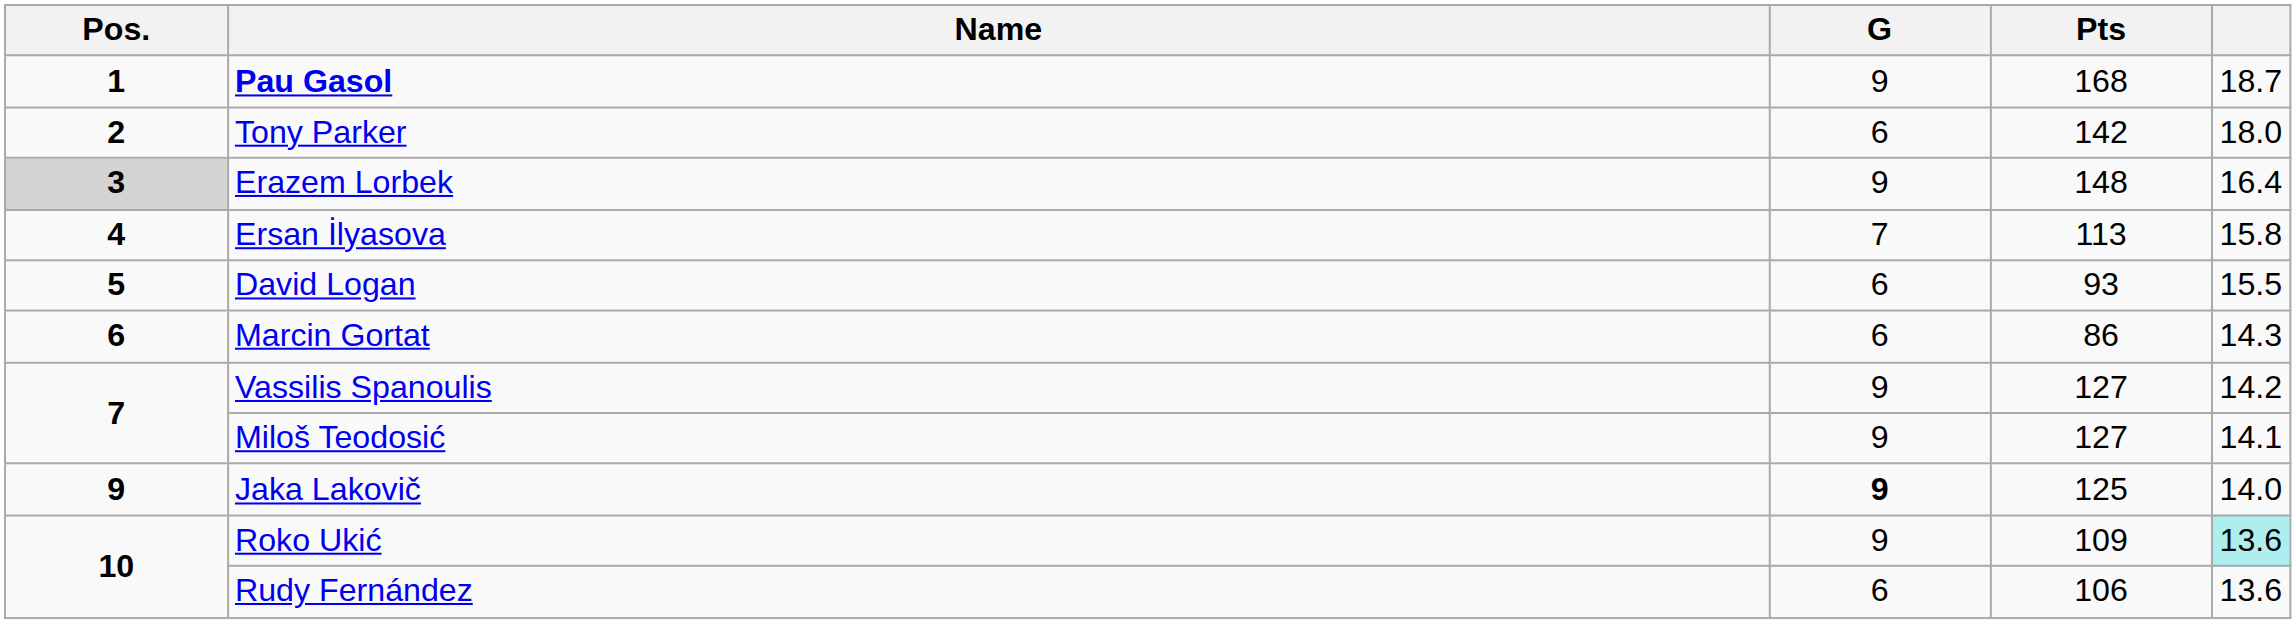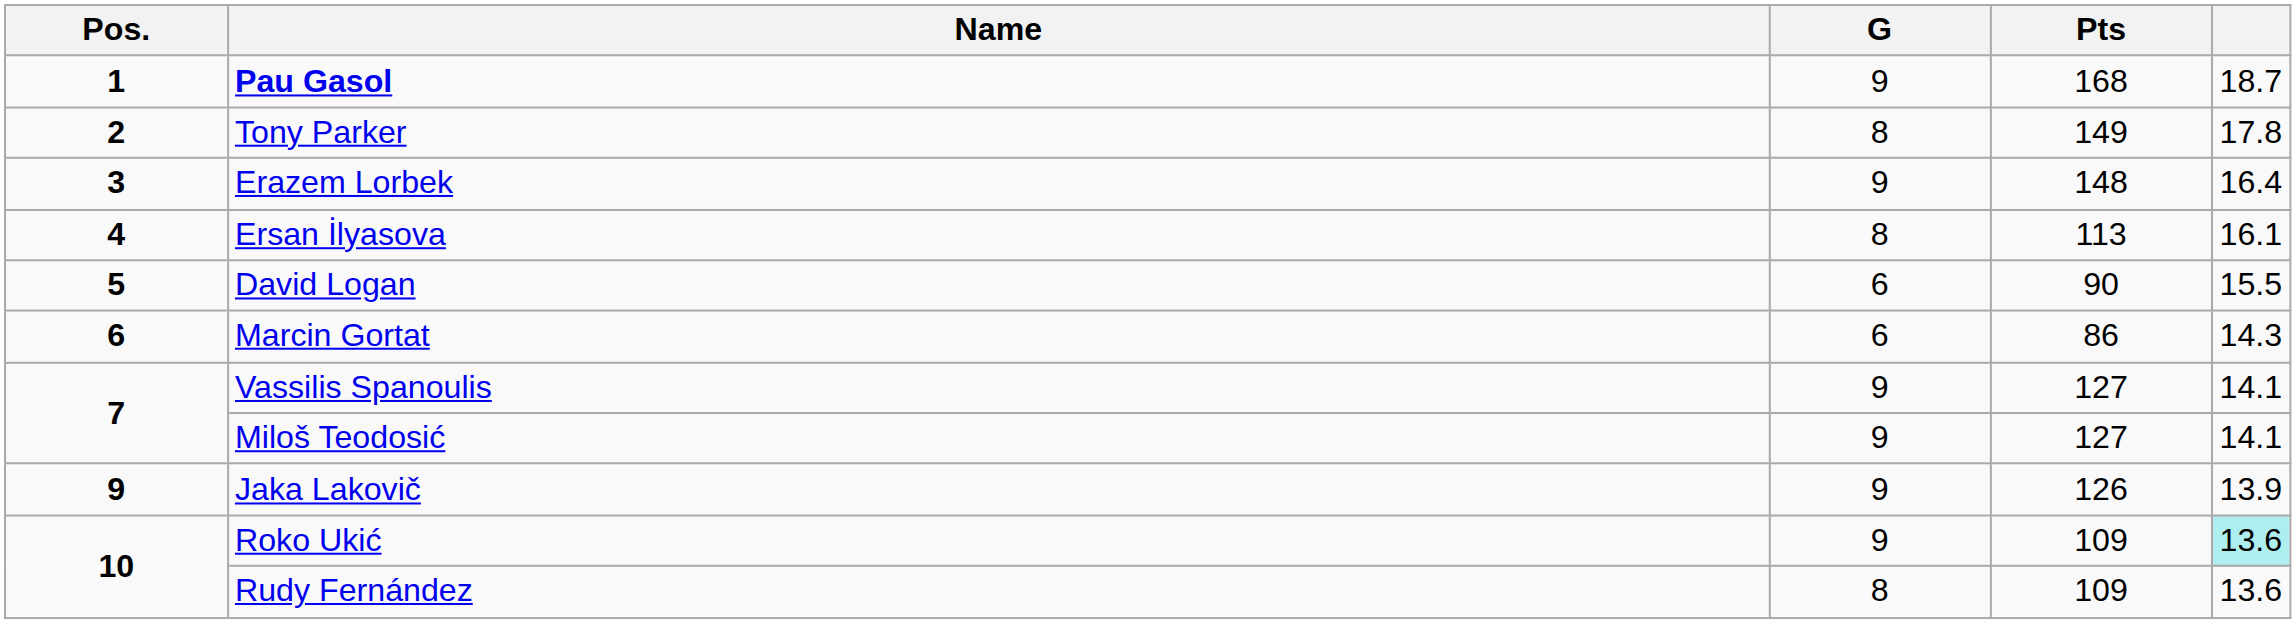(1880, 132) 6 -> (1880, 132) 8
(2101, 132) 142 -> (2101, 132) 149
(2251, 132) 18.0 -> (2251, 132) 17.8
(116, 183) lightgrey background -> (116, 183) no background
(1880, 234) 7 -> (1880, 234) 8
(2251, 234) 15.8 -> (2251, 234) 16.1
(2101, 285) 93 -> (2101, 285) 90
(2251, 387) 14.2 -> (2251, 387) 14.1
(1880, 489) bold -> (1880, 489) normal
(2101, 489) 125 -> (2101, 489) 126
(2251, 489) 14.0 -> (2251, 489) 13.9
(1880, 591) 6 -> (1880, 591) 8
(2101, 591) 106 -> (2101, 591) 109
